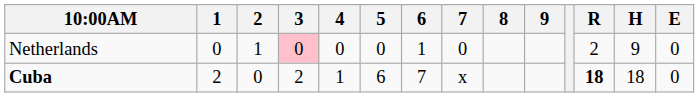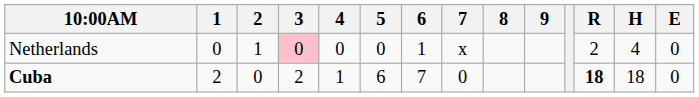(463, 48) 0 -> (463, 48) x
(635, 48) 9 -> (635, 48) 4
(463, 77) x -> (463, 77) 0
